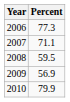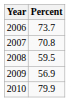(47, 27) 77.3 -> (47, 27) 73.7
(47, 43) 71.1 -> (47, 43) 70.8
